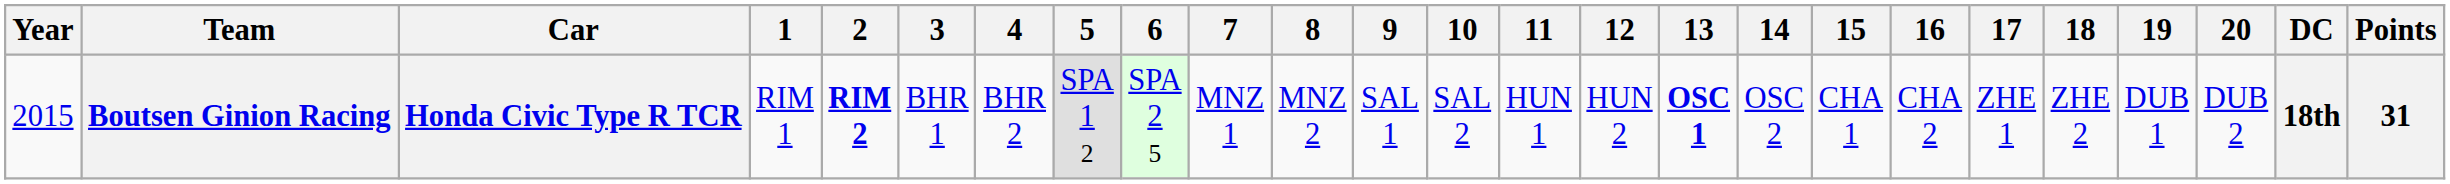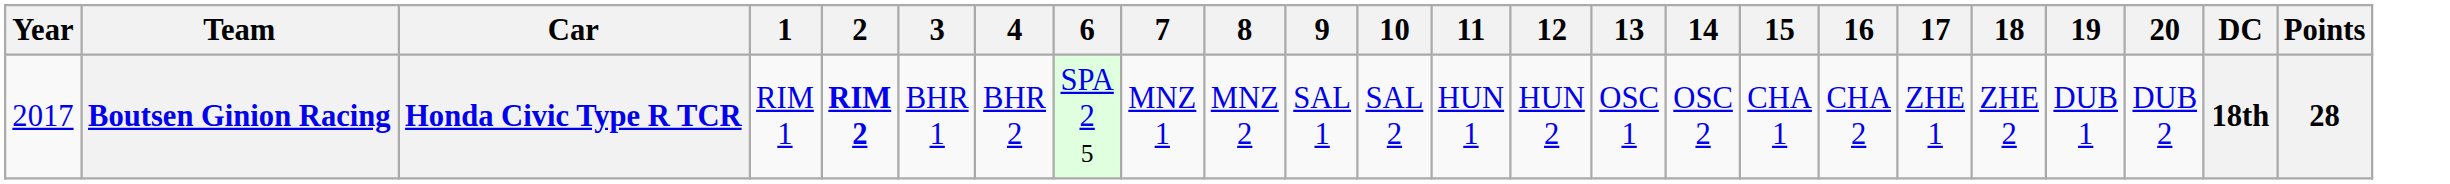- column: (1087, 29)
(43, 115) 2015 -> (43, 115) 2017
(1699, 115) bold -> (1629, 115) normal
(2396, 115) 31 -> (2325, 115) 28
